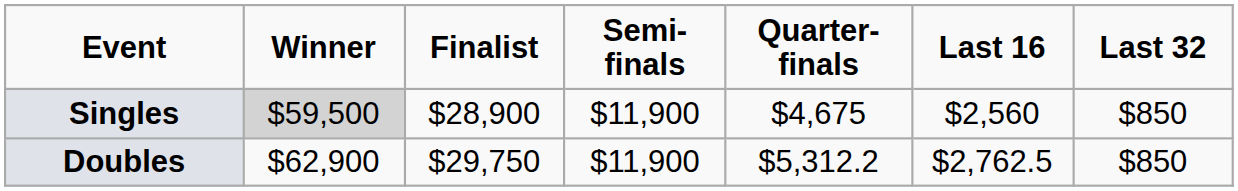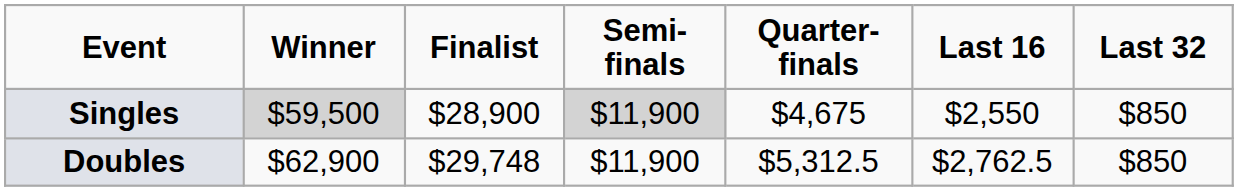(645, 113) no background -> (645, 113) lightgrey background
(992, 113) $2,560 -> (992, 113) $2,550
(484, 162) $29,750 -> (484, 162) $29,748
(819, 162) $5,312.2 -> (819, 162) $5,312.5
